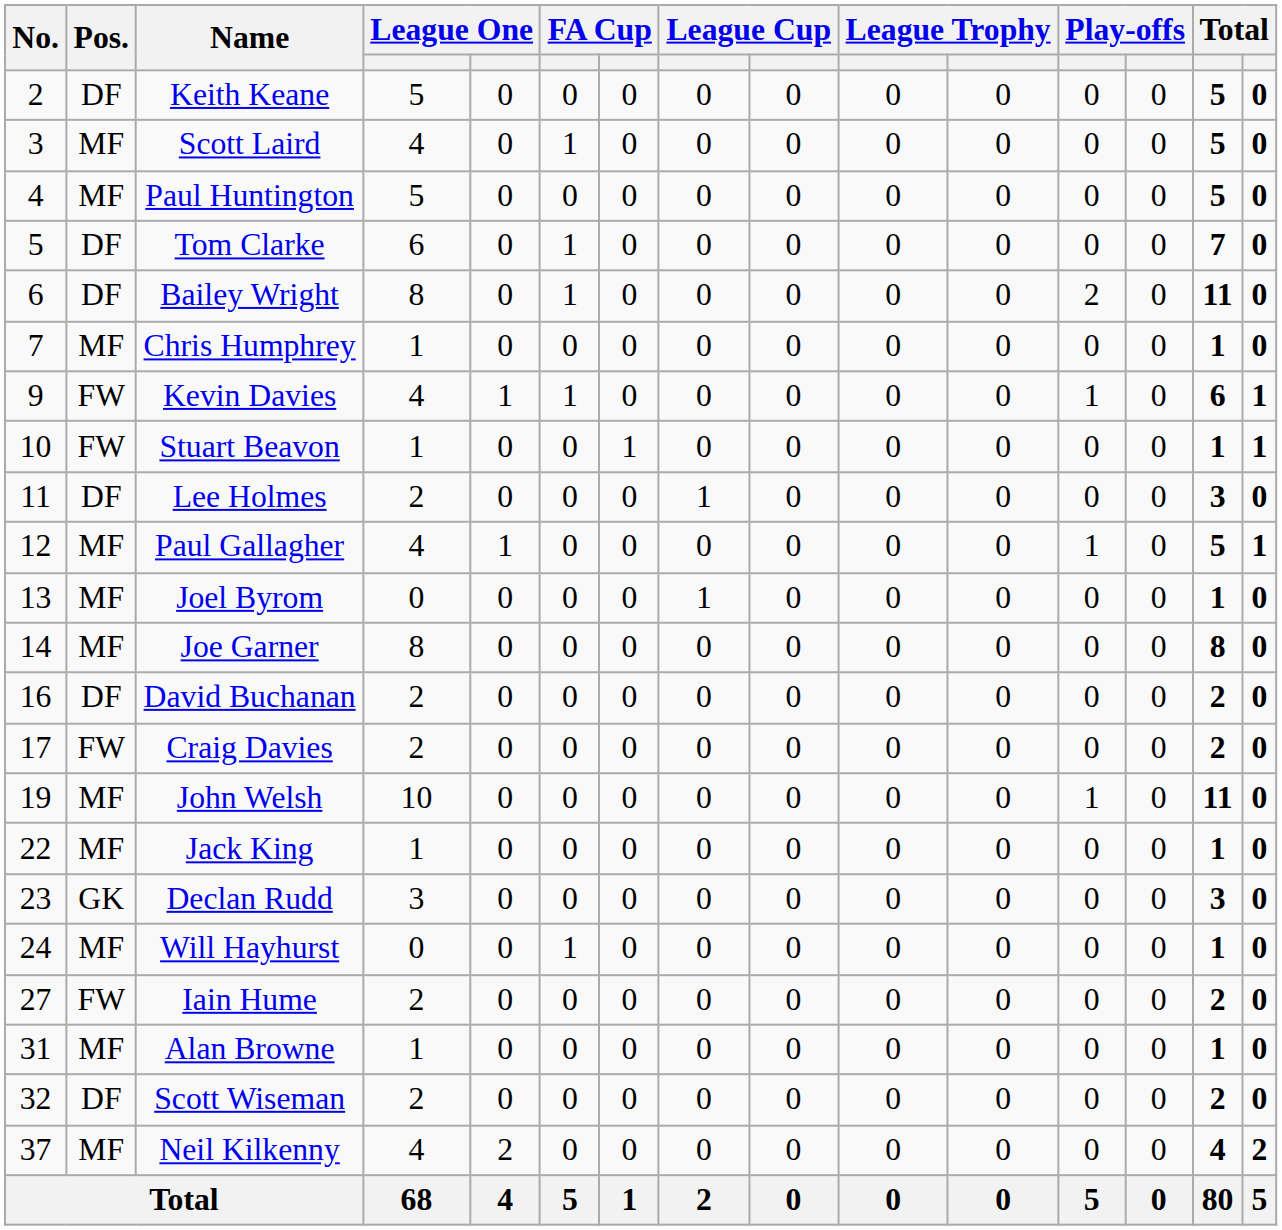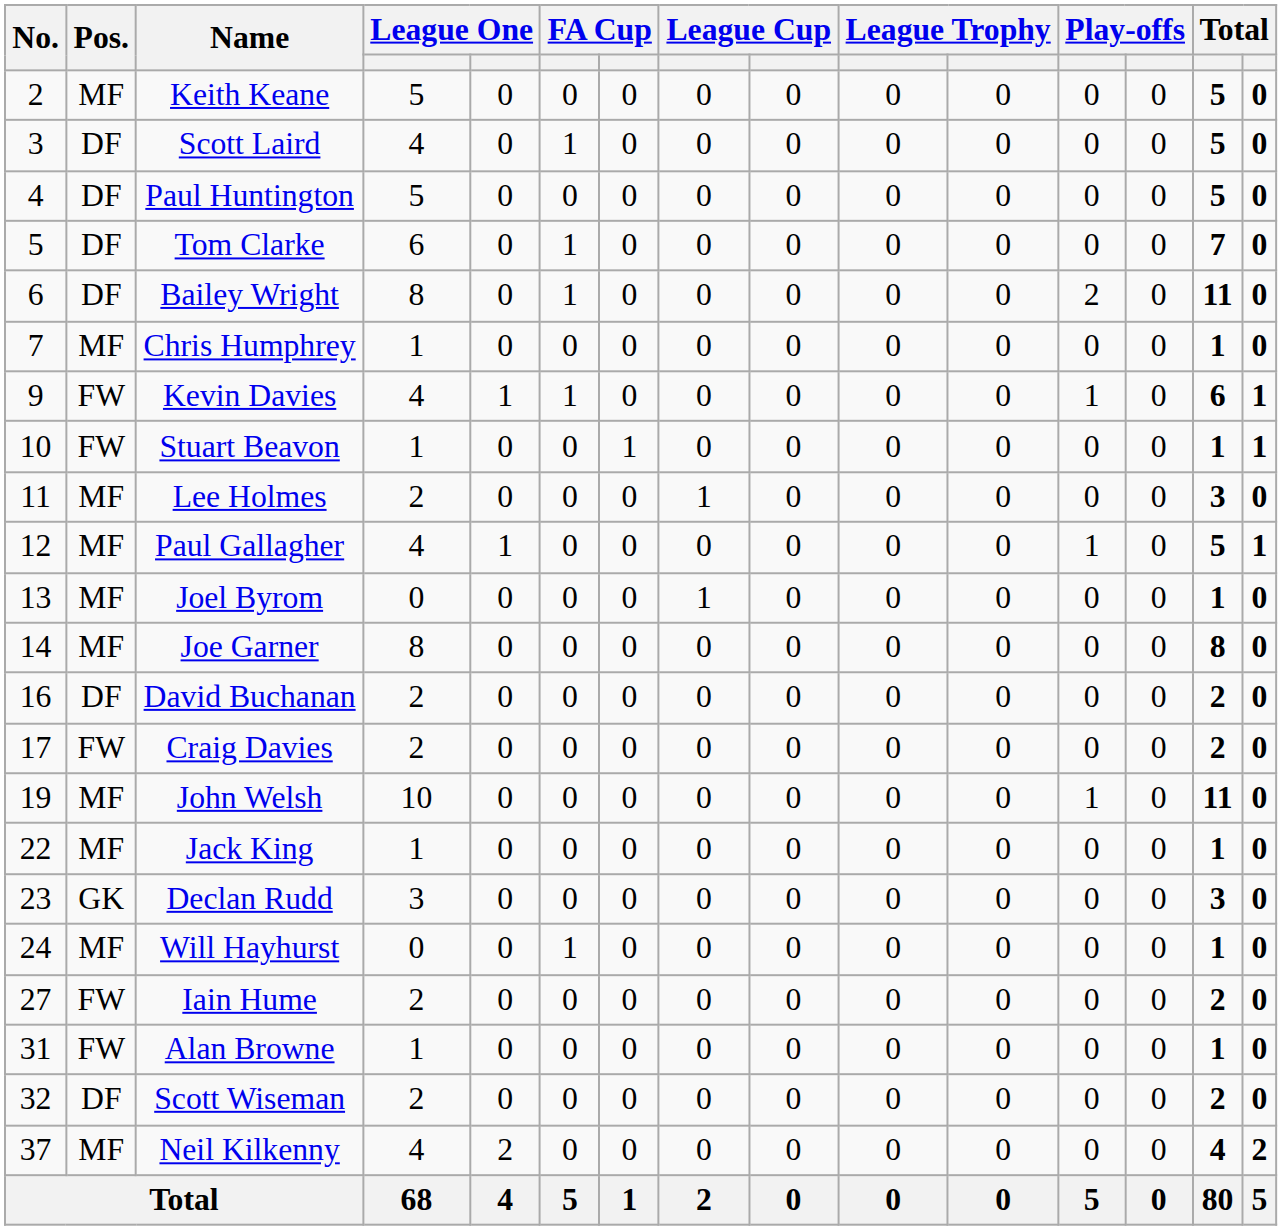(101, 94) DF -> (101, 94) MF
(101, 144) MF -> (101, 144) DF
(101, 194) MF -> (101, 194) DF
(101, 496) DF -> (101, 496) MF
(101, 1049) MF -> (101, 1049) FW
